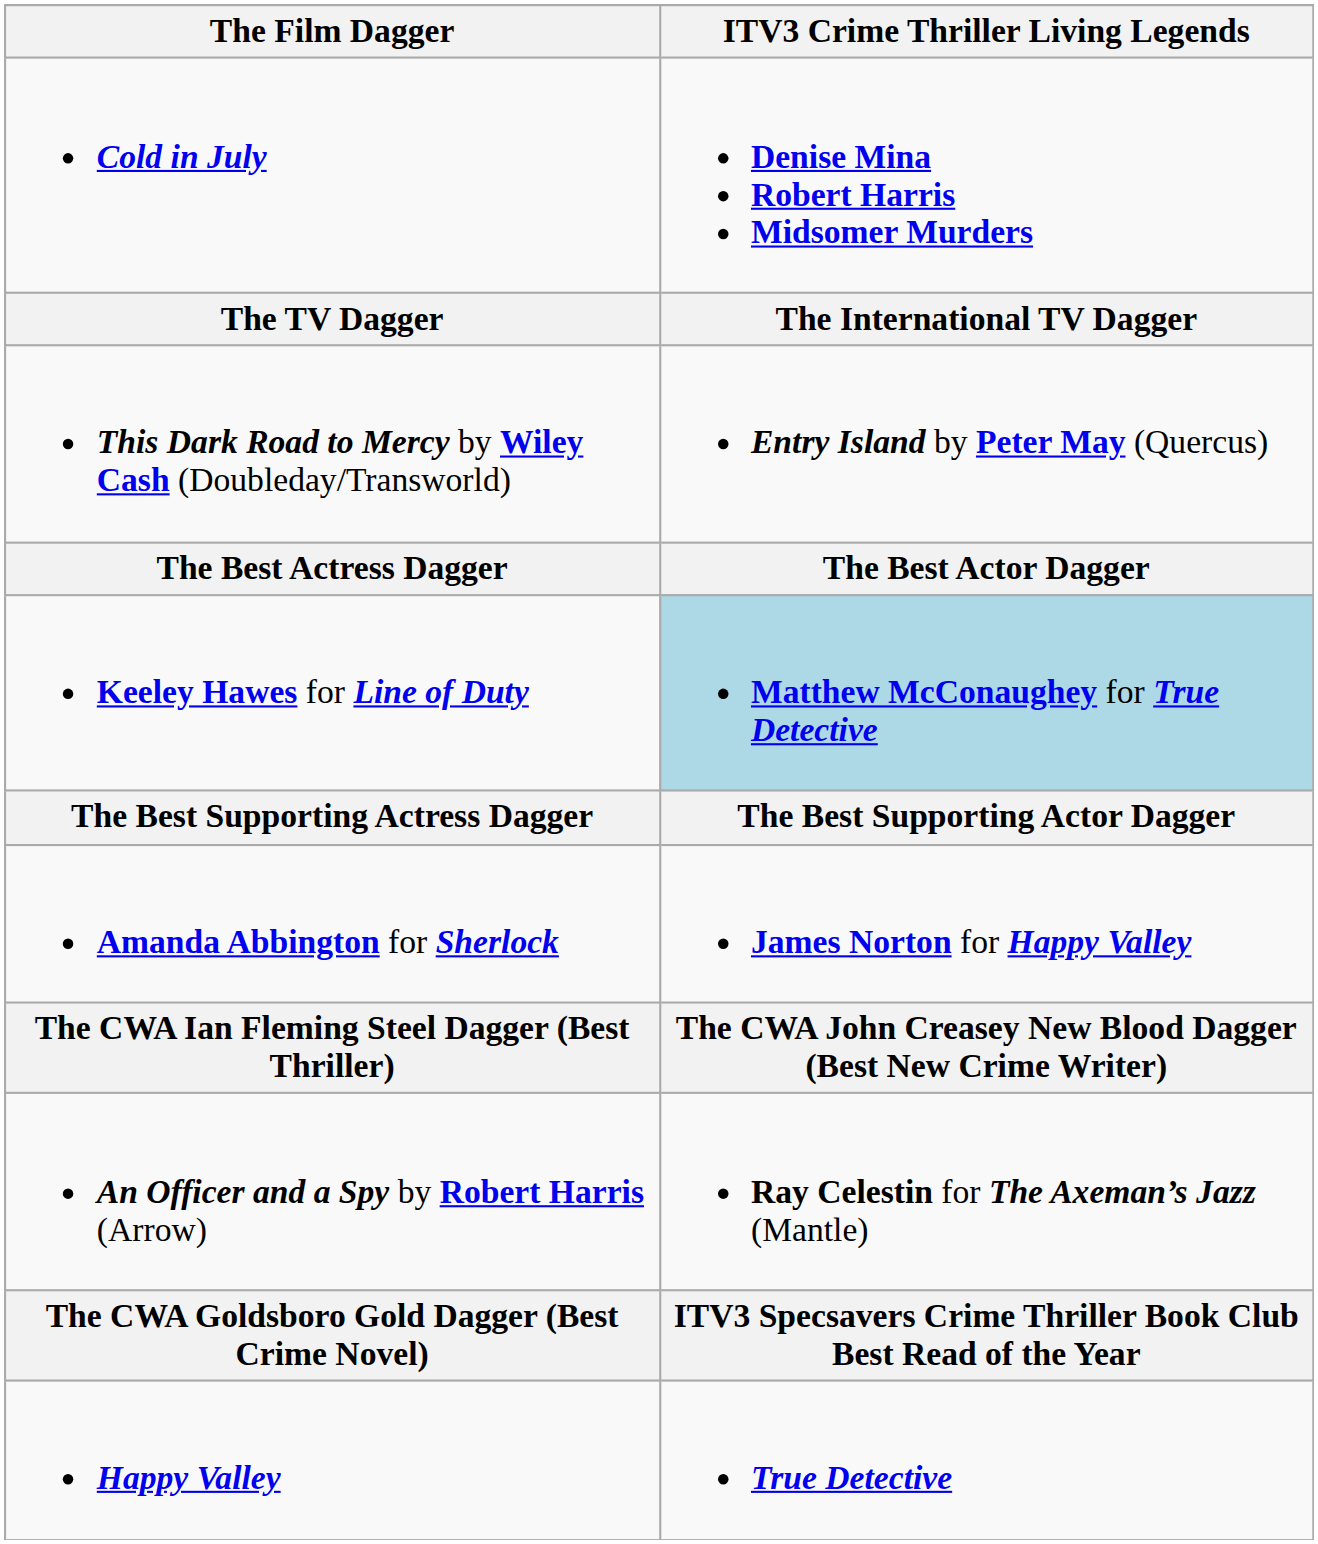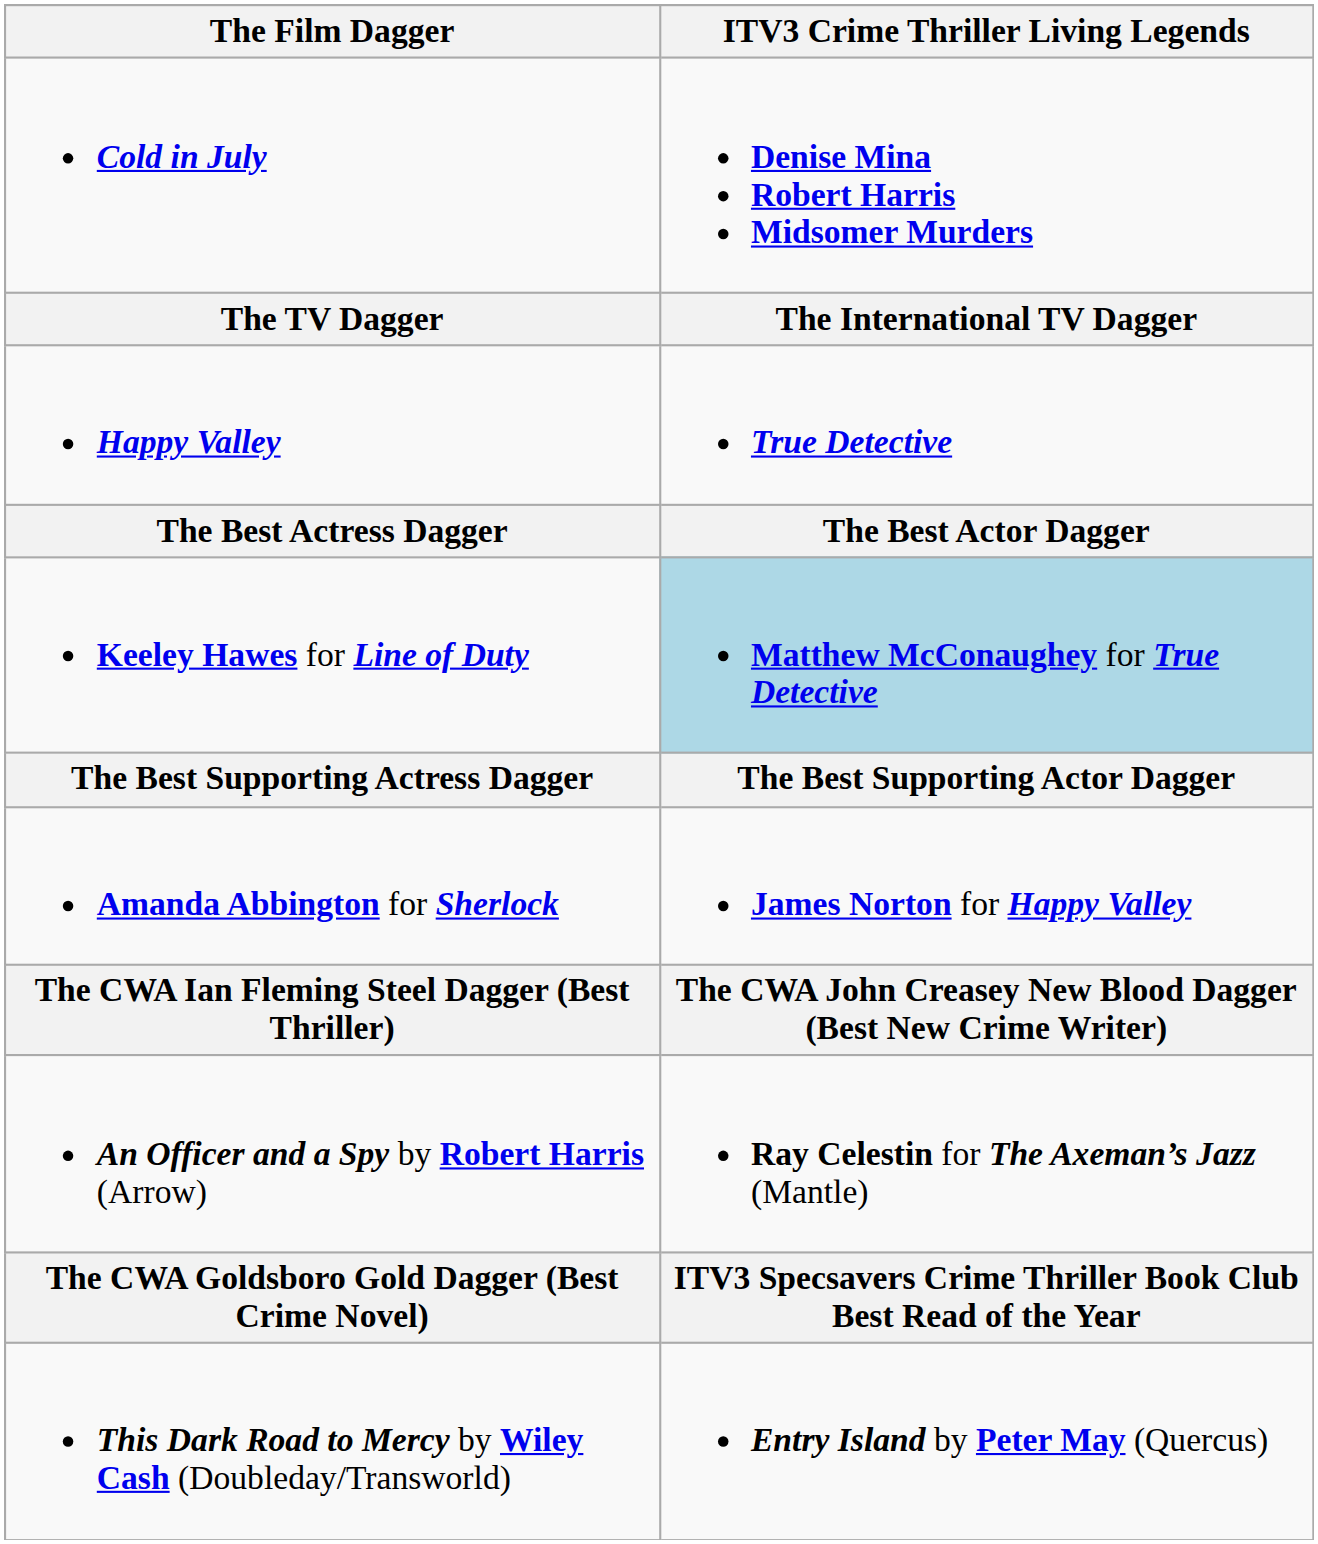rows swapped: (332, 1479) <-> (332, 462)
